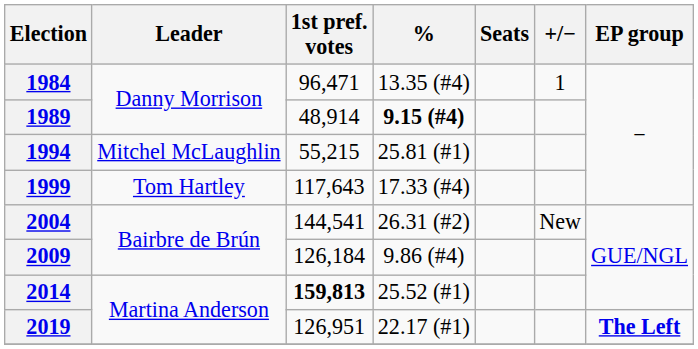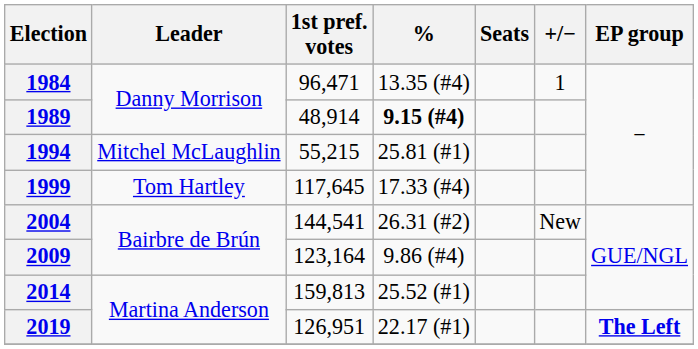(329, 186) 117,643 -> (329, 186) 117,645
(329, 256) 126,184 -> (329, 256) 123,164
(329, 291) bold -> (329, 291) normal
